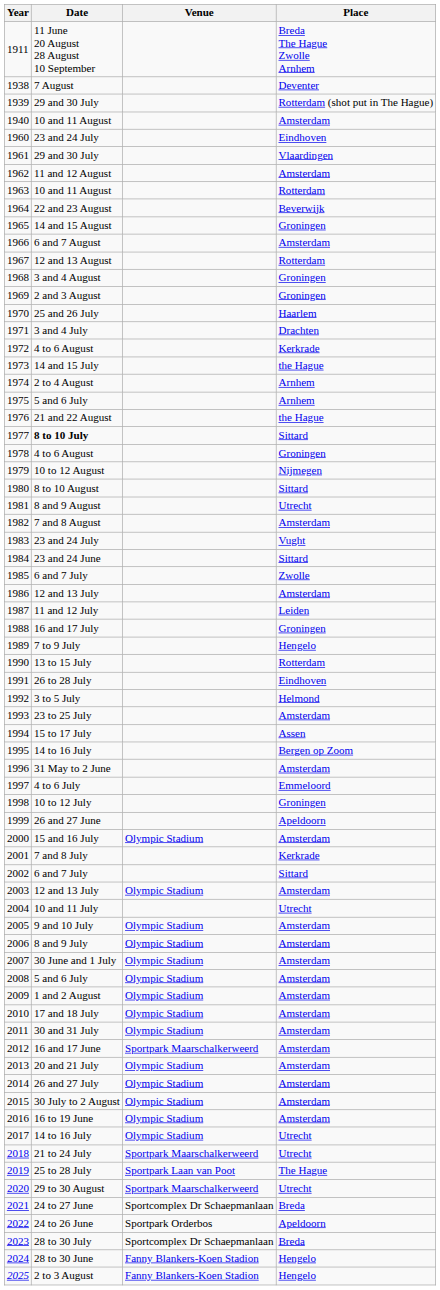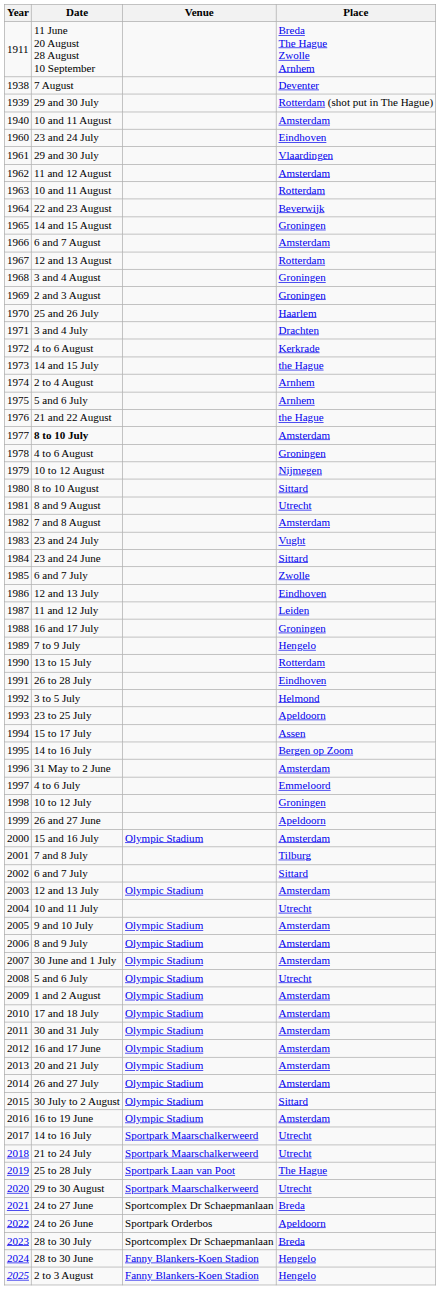(293, 435) Sittard -> (304, 435) Amsterdam
(304, 593) Amsterdam -> (302, 593) Eindhoven
(304, 715) Amsterdam -> (302, 715) Apeldoorn
(299, 855) Kerkrade -> (295, 855) Tilburg
(304, 978) Amsterdam -> (295, 978) Utrecht
(192, 1048) Sportpark Maarschalkerweerd -> (164, 1048) Olympic Stadium
(304, 1101) Amsterdam -> (293, 1101) Sittard
(164, 1136) Olympic Stadium -> (192, 1136) Sportpark Maarschalkerweerd
